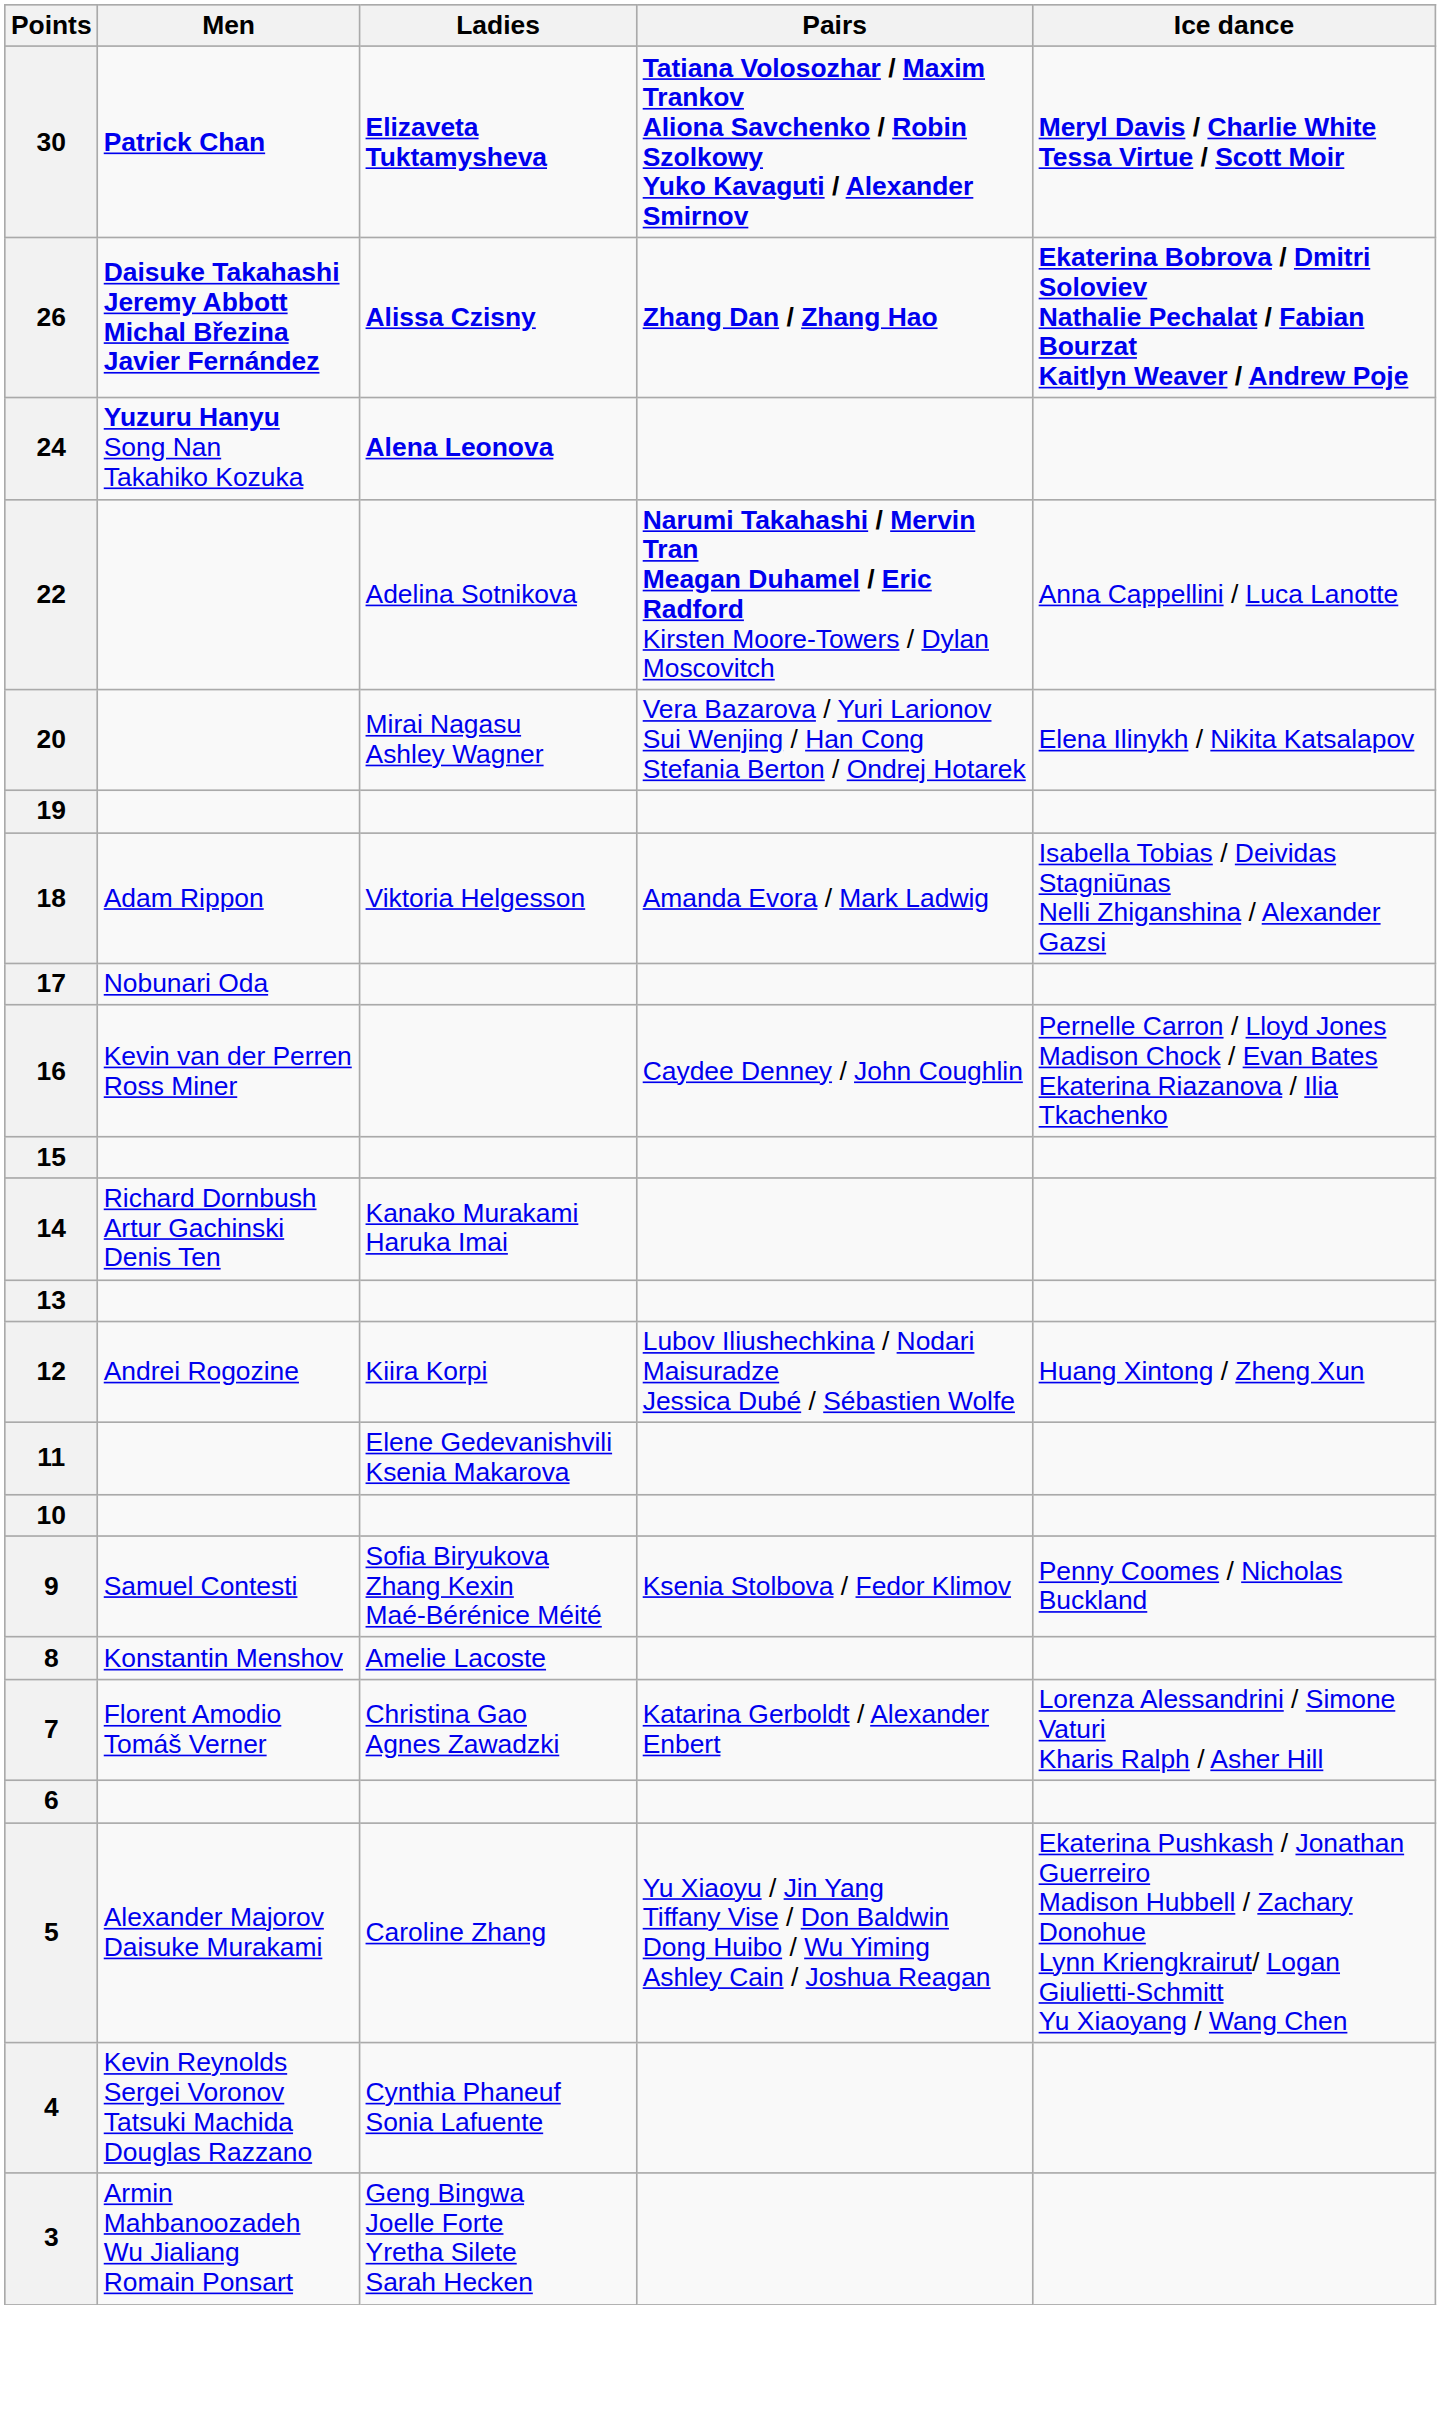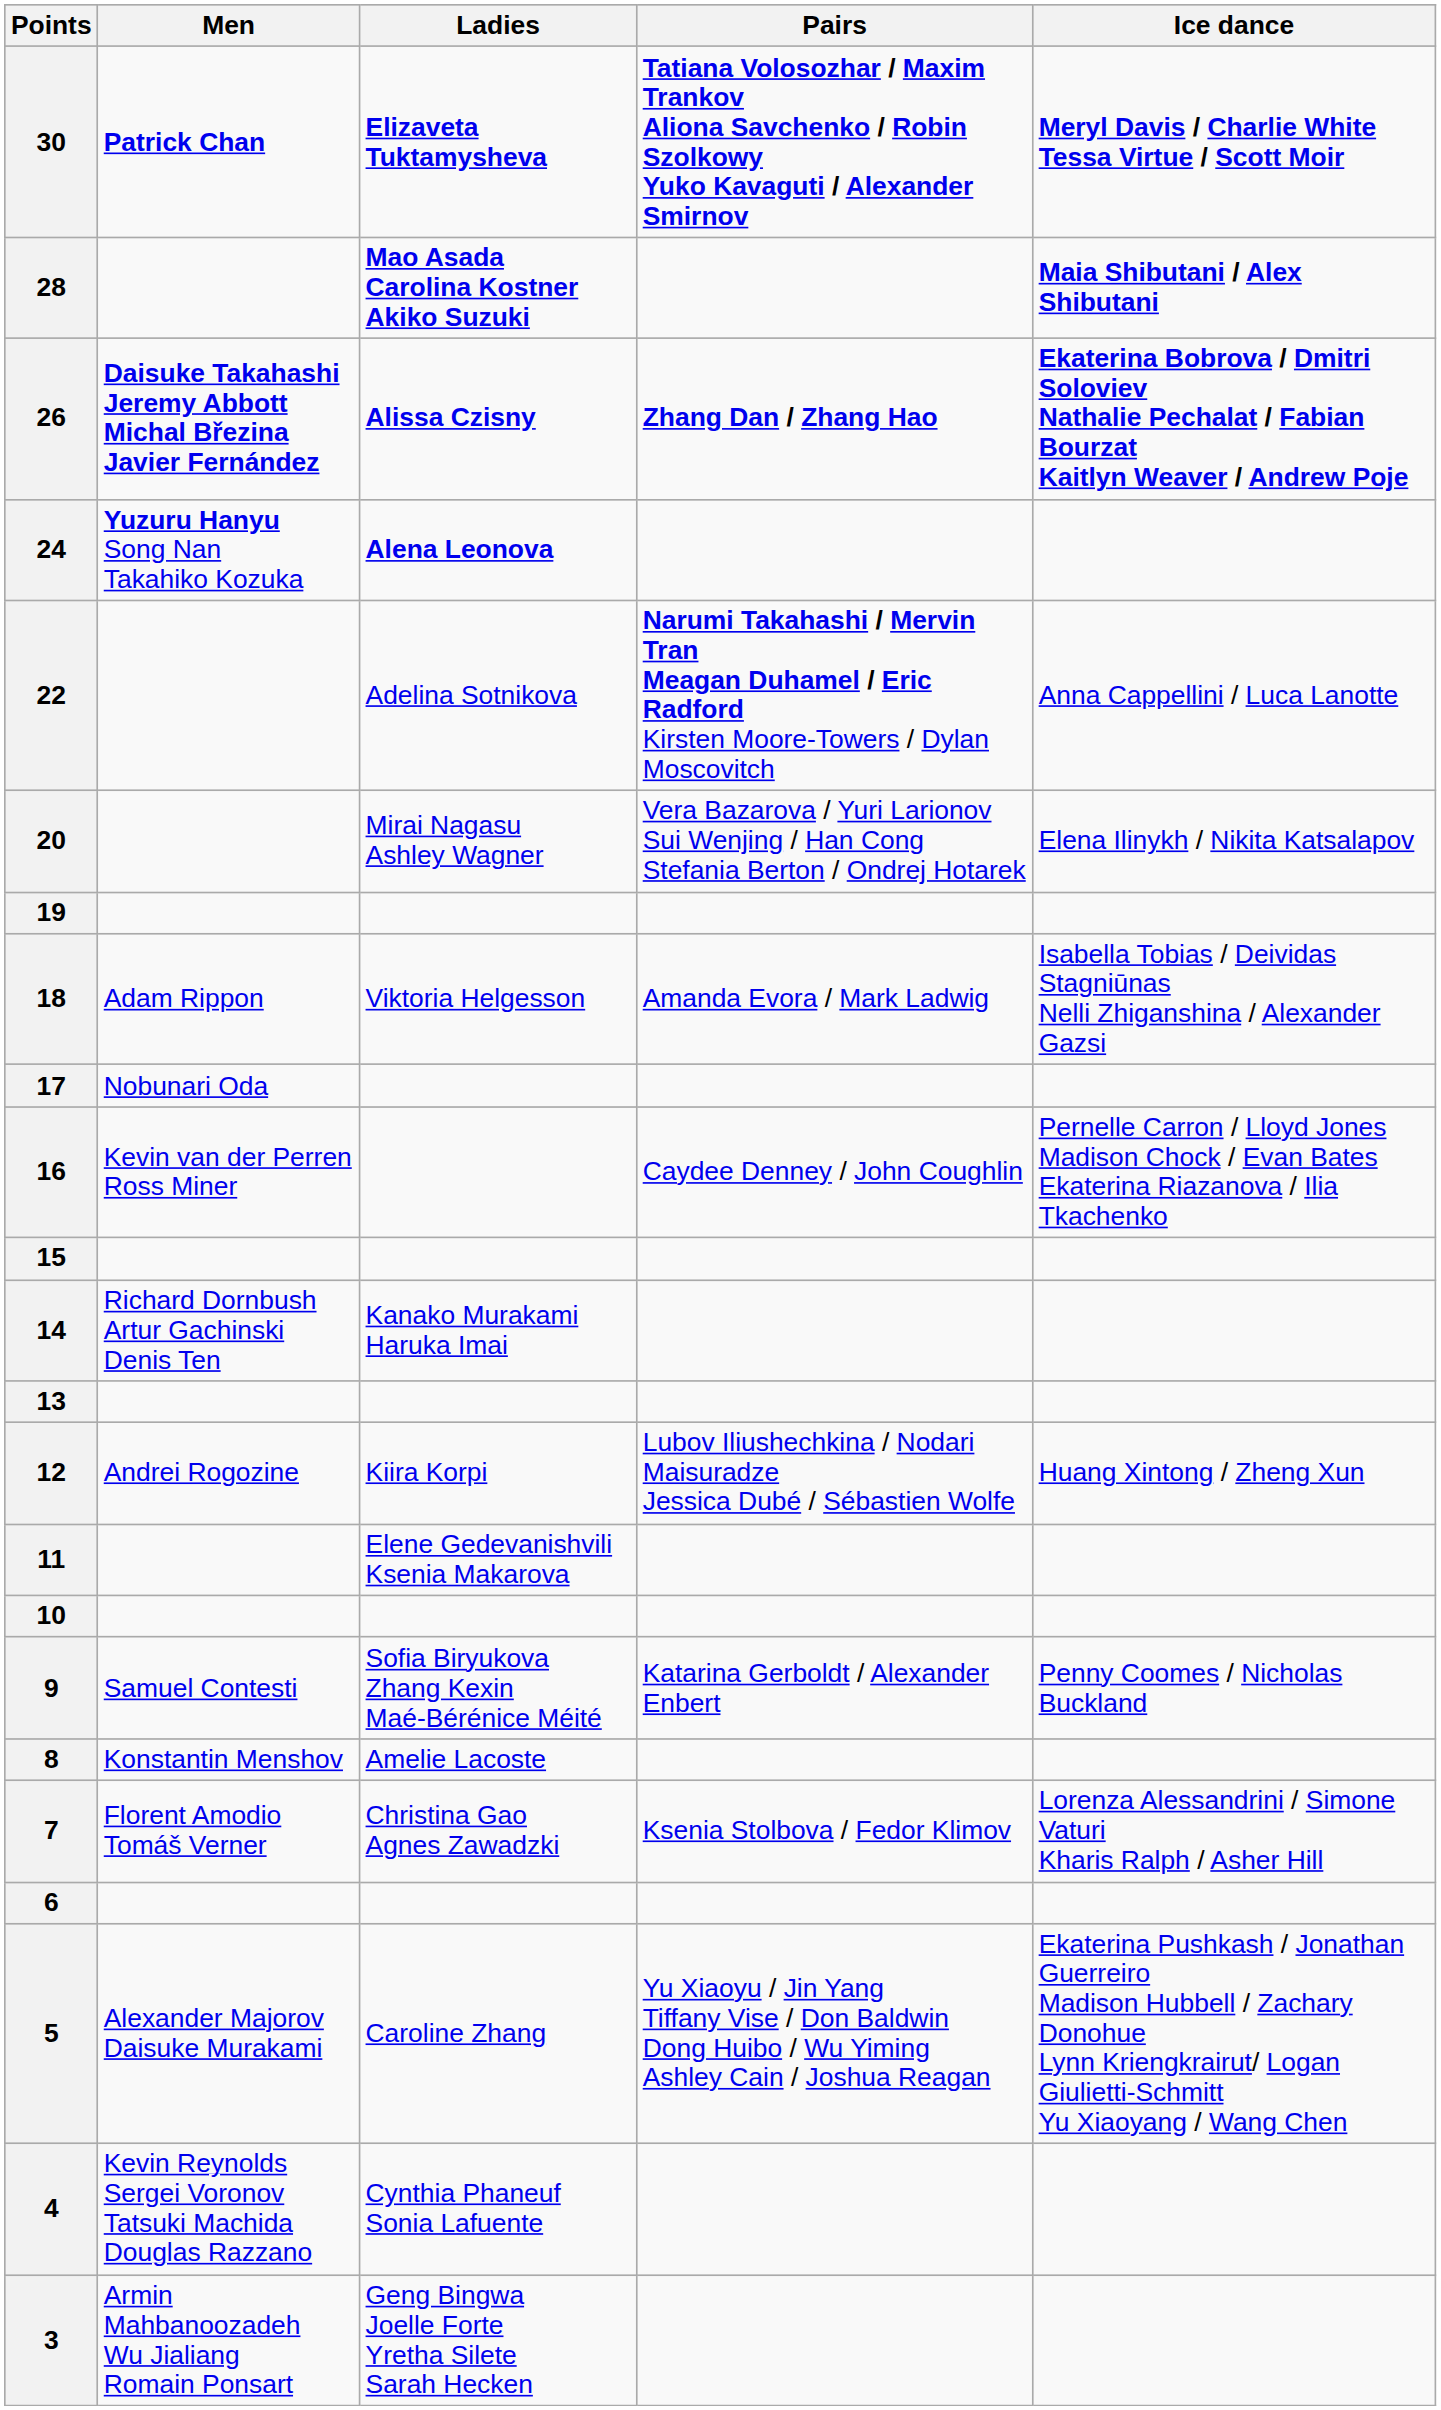+ row: (51, 287)
(827, 1586) Ksenia Stolbova / Fedor Klimov -> (816, 1687) Katarina Gerboldt / Alexander Enbert
(816, 1729) Katarina Gerboldt / Alexander Enbert -> (827, 1830) Ksenia Stolbova / Fedor Klimov
